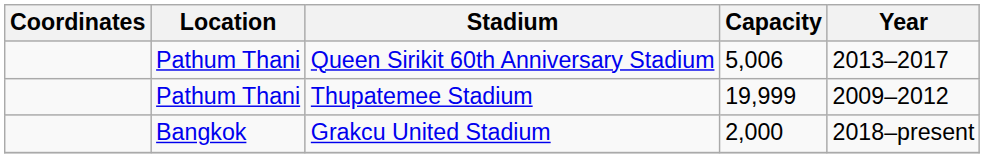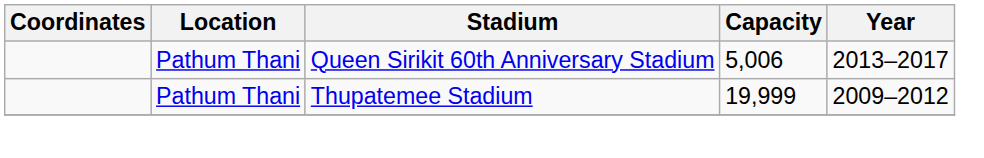- row: (431, 133)
